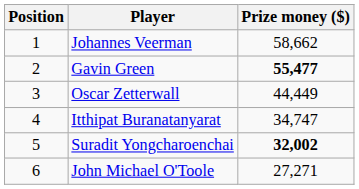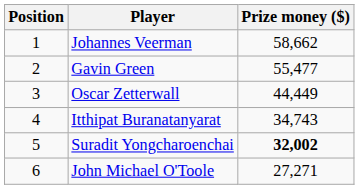(296, 68) bold -> (296, 68) normal
(296, 119) 34,747 -> (296, 119) 34,743
